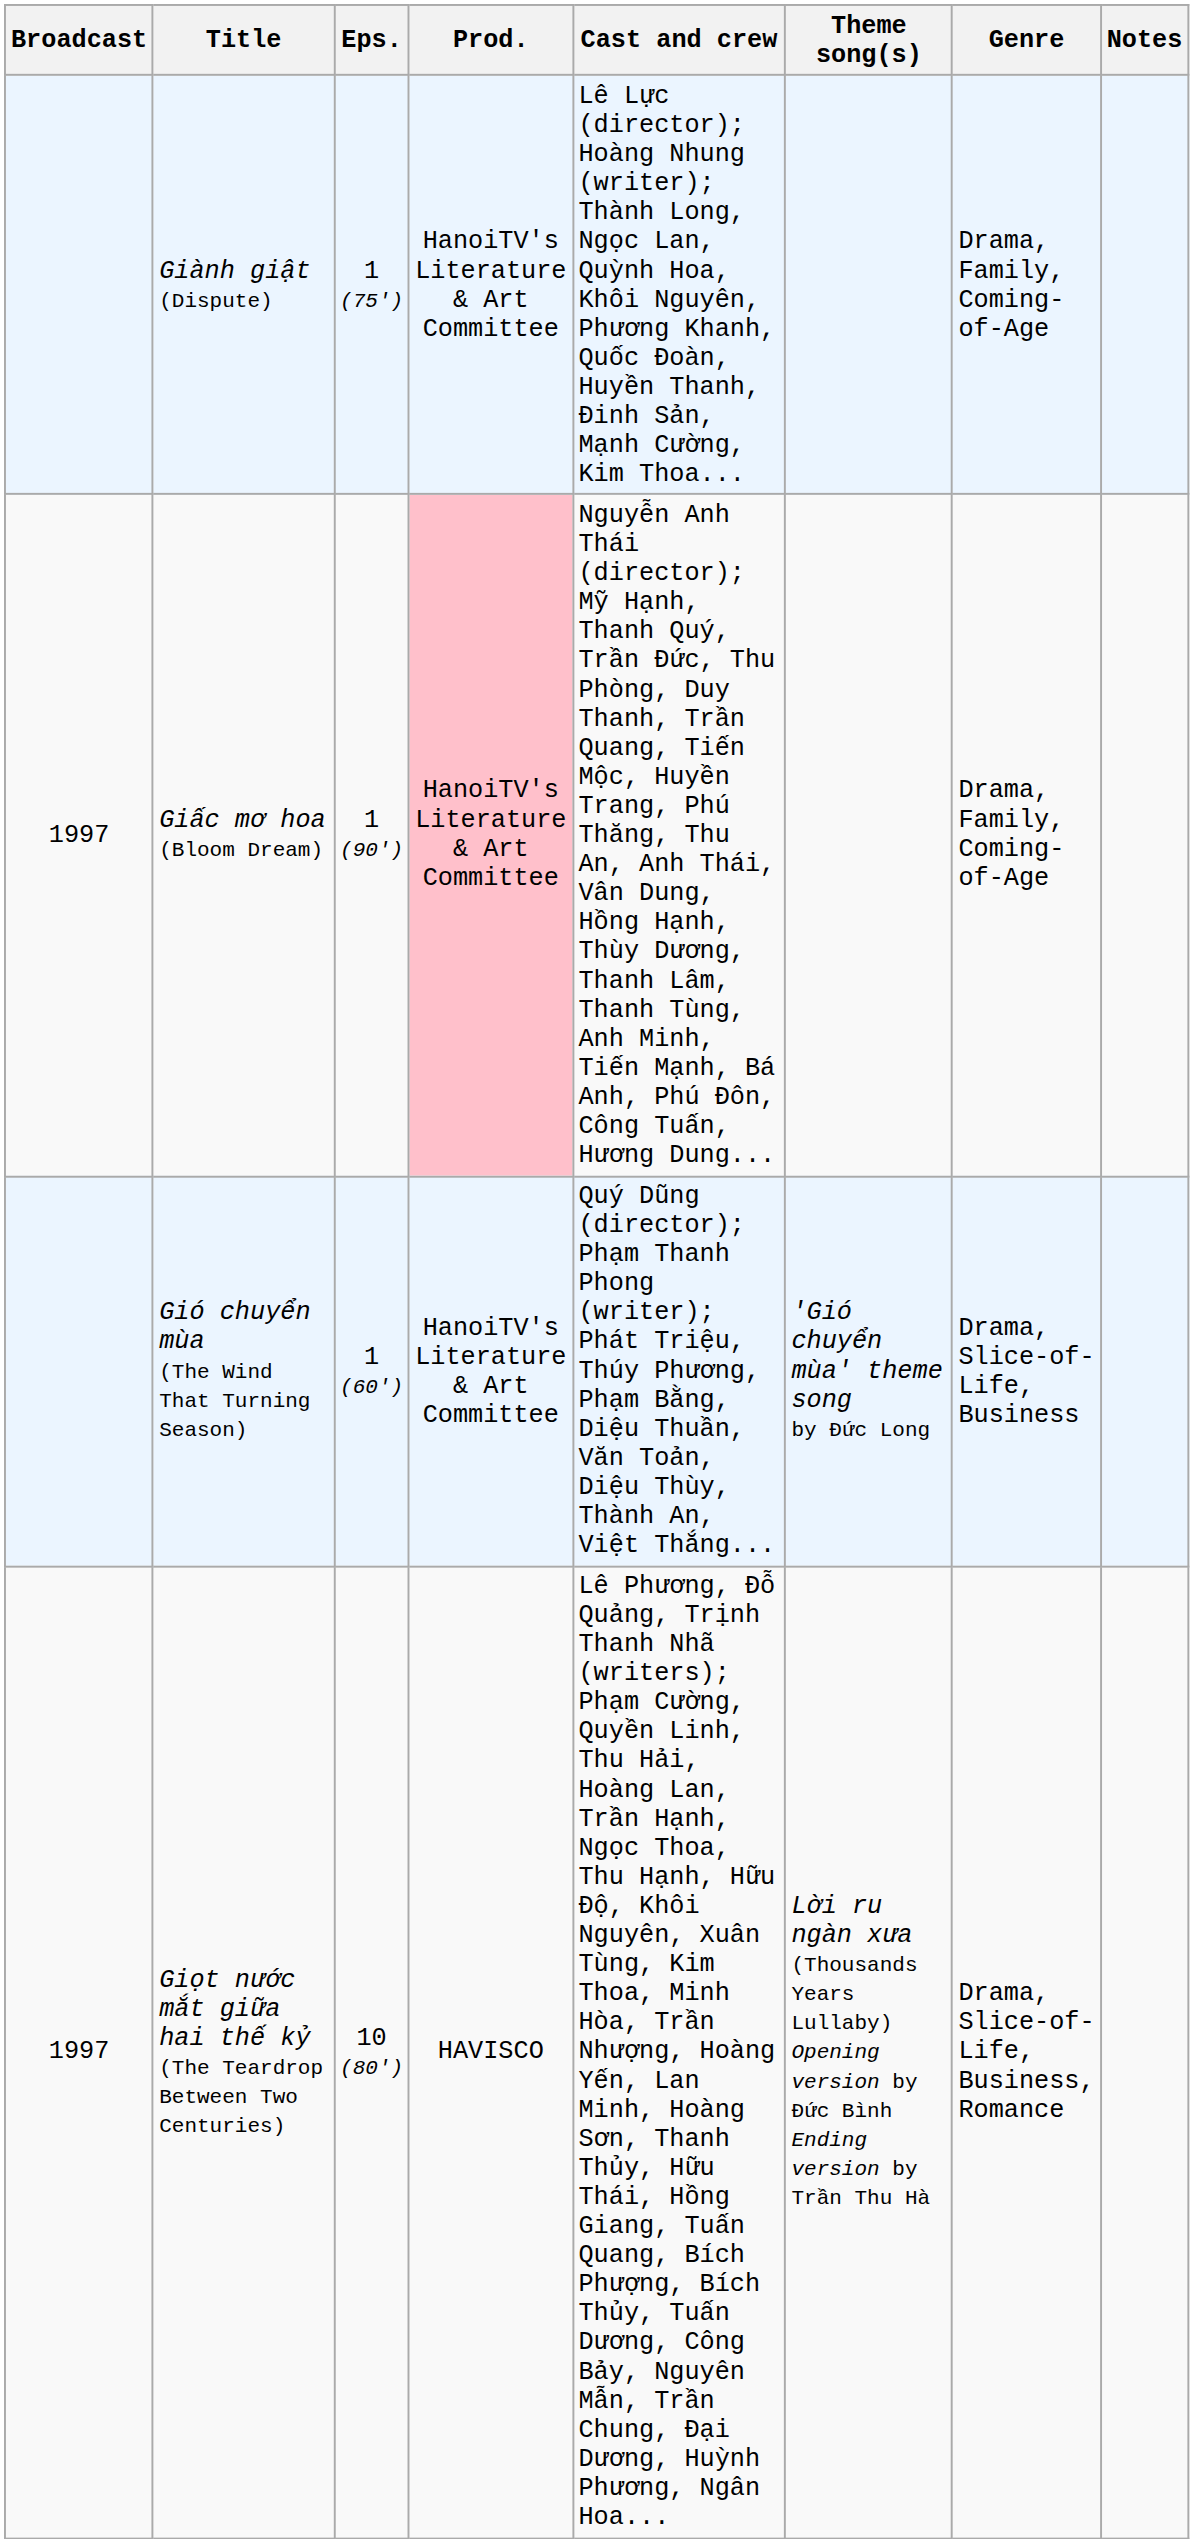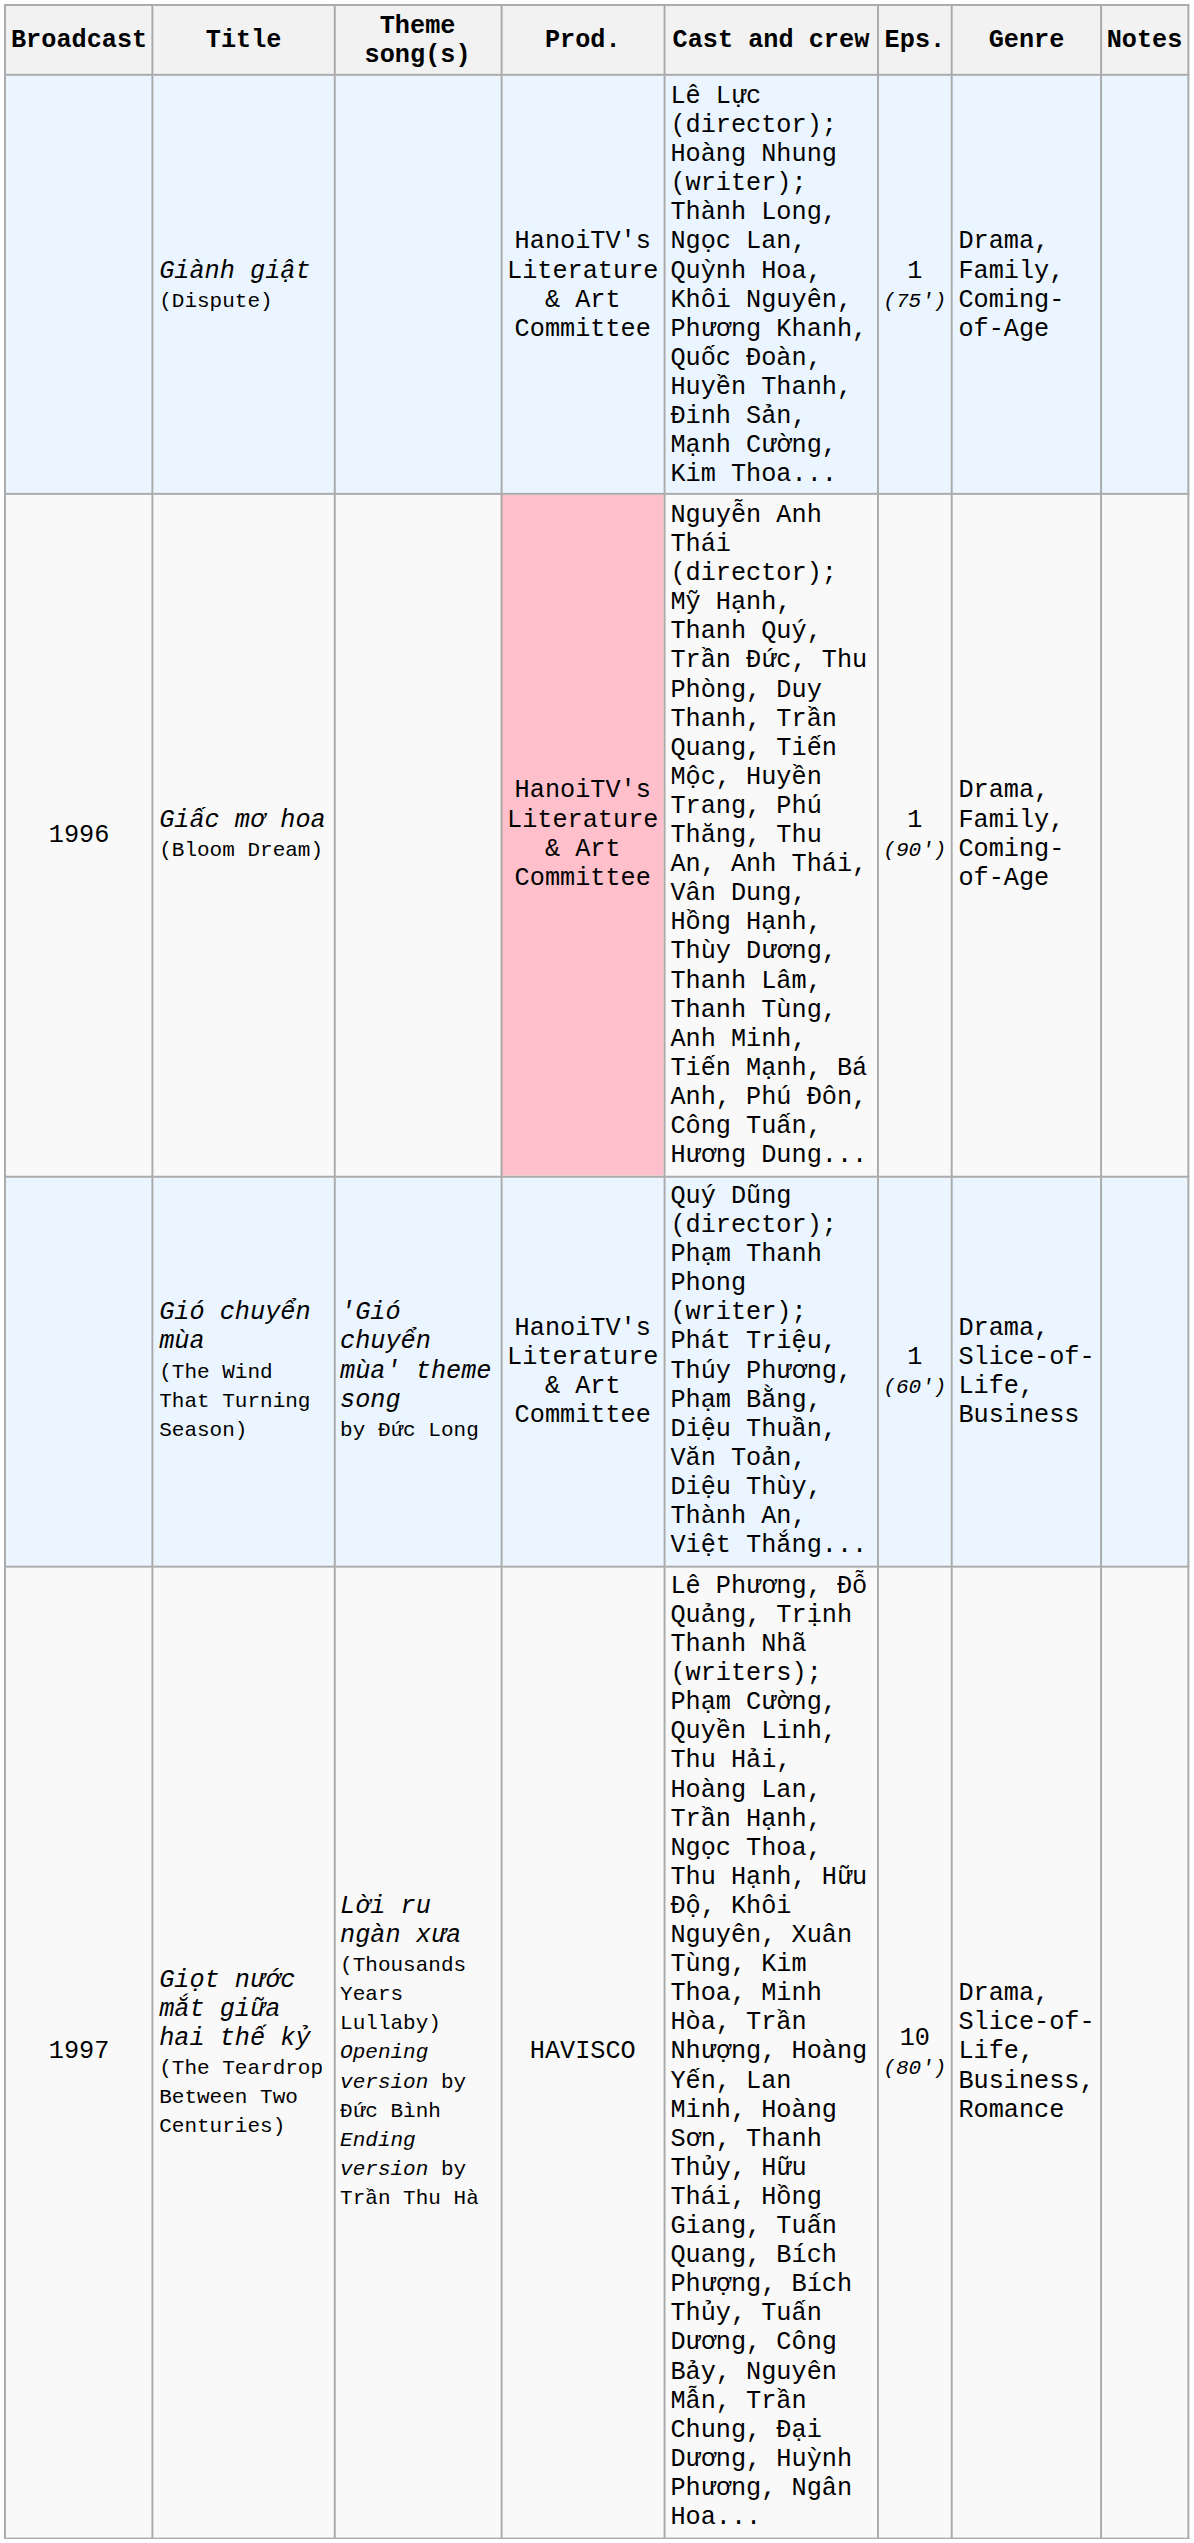columns swapped: (372, 40) <-> (869, 40)
(79, 835) 1997 -> (79, 835) 1996
